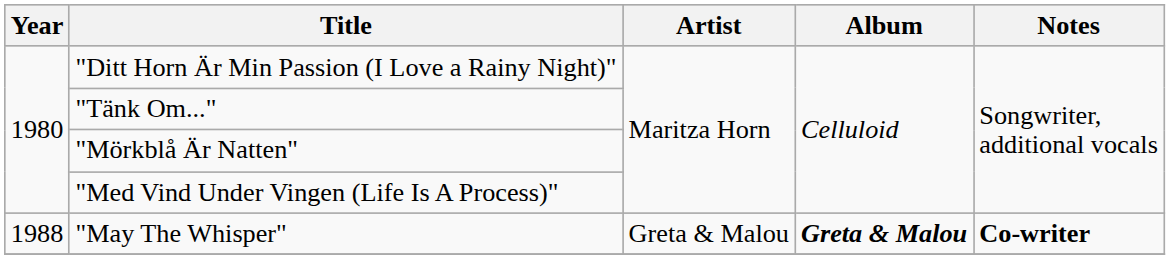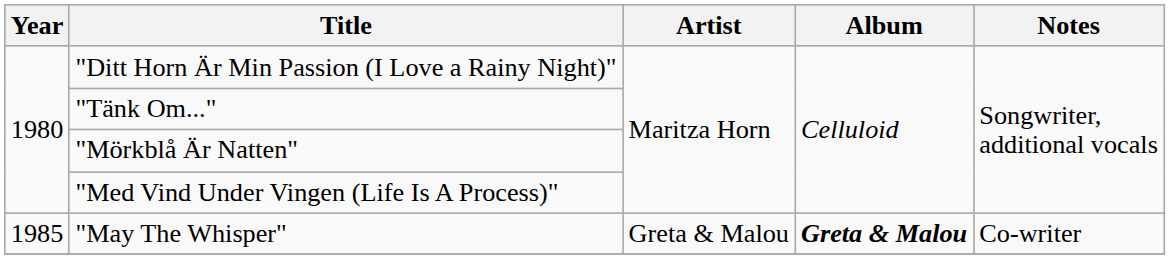(37, 233) 1988 -> (37, 233) 1985
(1035, 233) bold -> (1030, 233) normal
